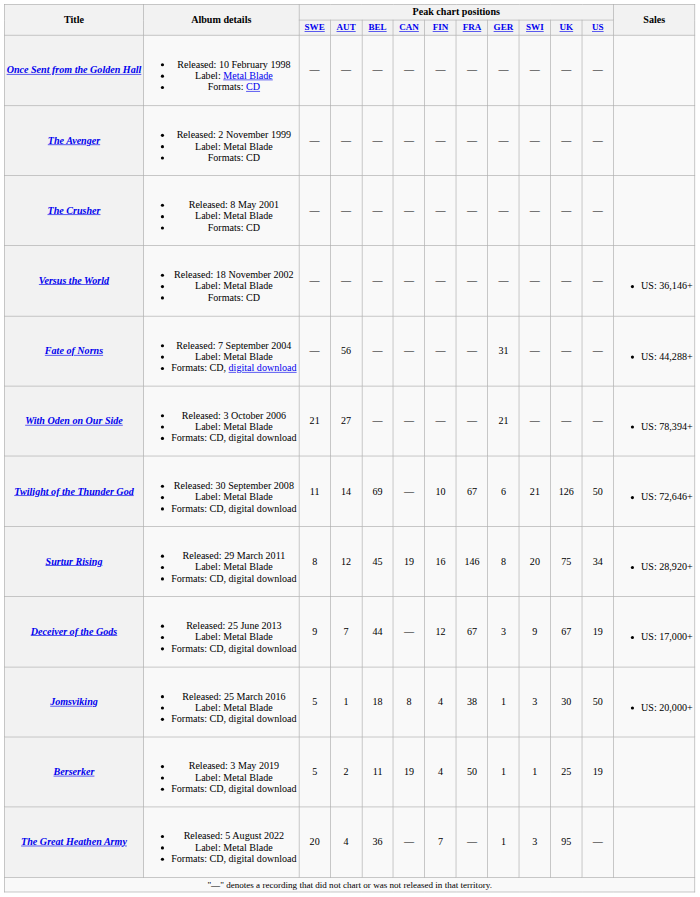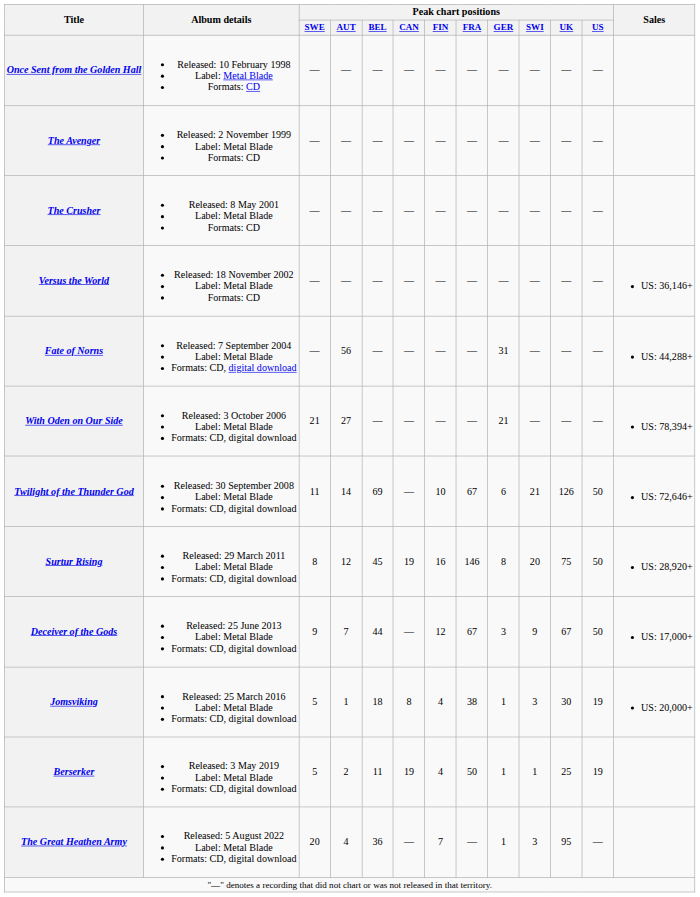(598, 561) 34 -> (598, 561) 50
(598, 631) 19 -> (598, 631) 50
(598, 702) 50 -> (598, 702) 19
